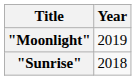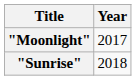(112, 39) 2019 -> (112, 39) 2017
